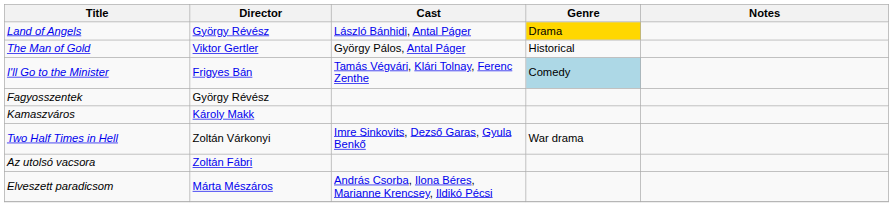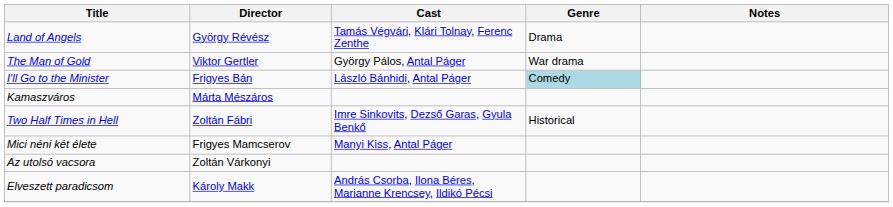(403, 31) László Bánhidi, Antal Páger -> (423, 37) Tamás Végvári, Klári Tolnay, Ferenc Zenthe
(545, 31) gold background -> (545, 37) no background
(552, 48) Historical -> (556, 61) War drama
(423, 72) Tamás Végvári, Klári Tolnay, Ferenc Zenthe -> (403, 79) László Bánhidi, Antal Páger
- row: (45, 97)
(223, 114) Károly Makk -> (233, 97) Márta Mészáros
(231, 138) Zoltán Várkonyi -> (222, 121) Zoltán Fábri
(556, 138) War drama -> (552, 121) Historical
+ row: (52, 145)
(222, 162) Zoltán Fábri -> (231, 162) Zoltán Várkonyi
(233, 186) Márta Mészáros -> (223, 186) Károly Makk
